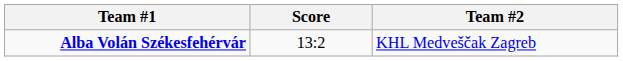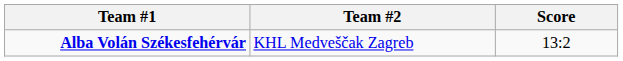columns swapped: (311, 17) <-> (495, 17)
